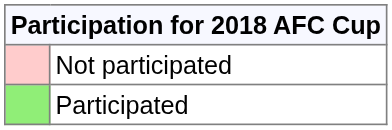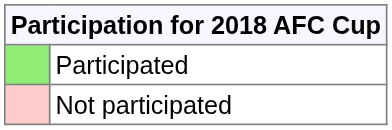rows swapped: (122, 104) <-> (144, 65)
